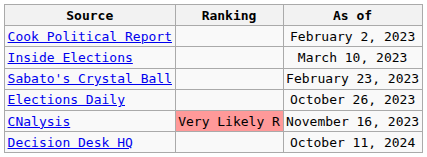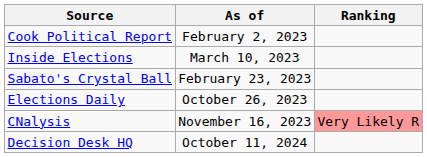columns swapped: (229, 15) <-> (353, 15)
